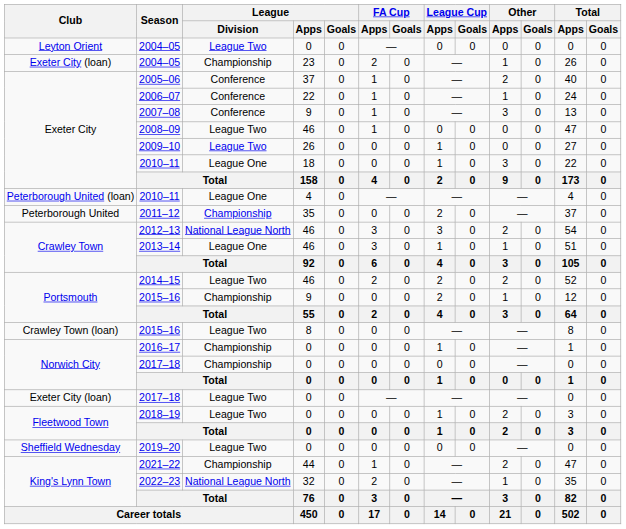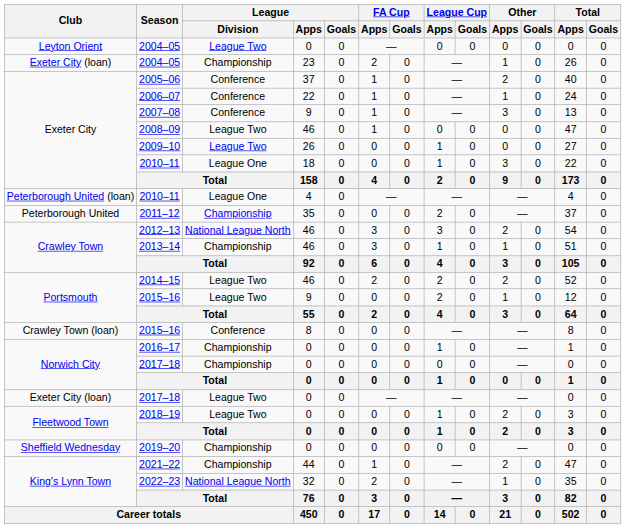(238, 247) League One -> (238, 247) Championship
(238, 297) Championship -> (238, 297) League Two
(238, 331) League Two -> (238, 331) Conference
(238, 448) League Two -> (238, 448) Championship
